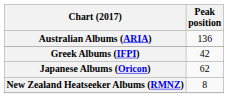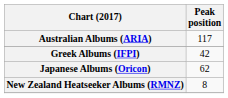(205, 38) 136 -> (205, 38) 117
